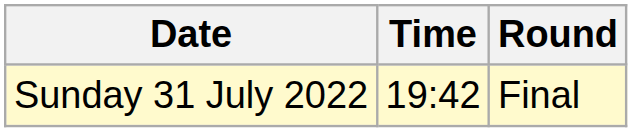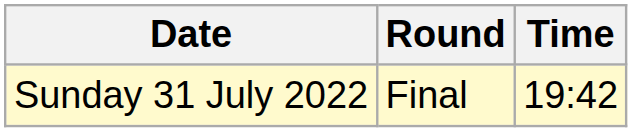columns swapped: (433, 34) <-> (558, 34)
